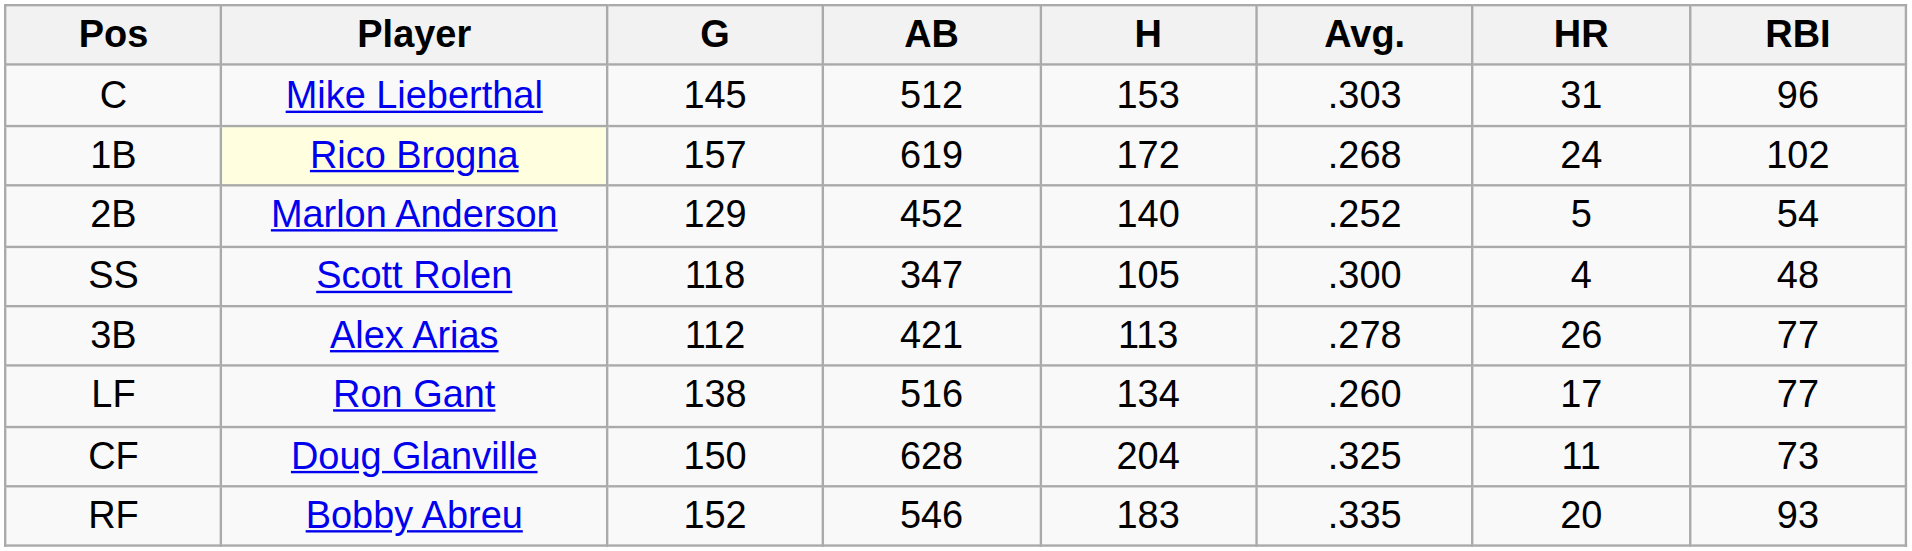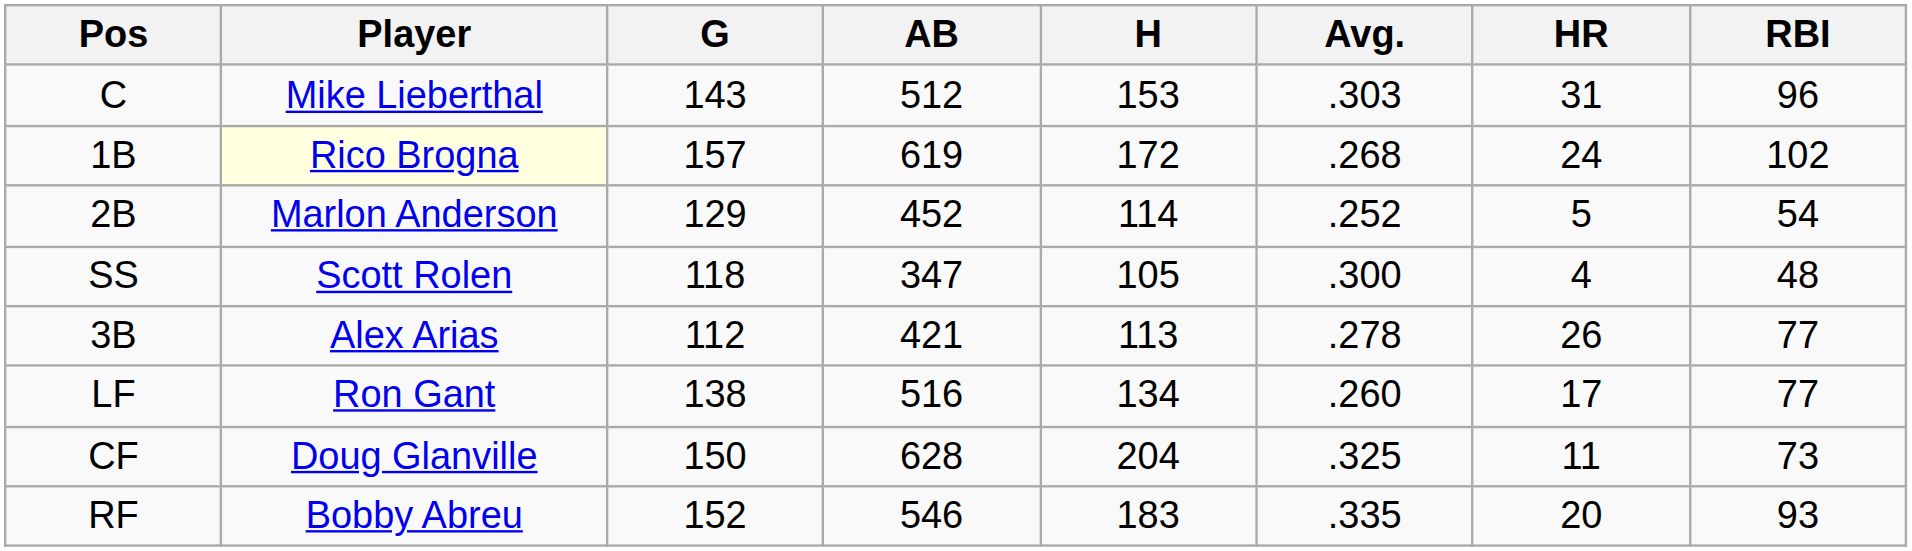(715, 94) 145 -> (715, 94) 143
(1148, 214) 140 -> (1148, 214) 114
